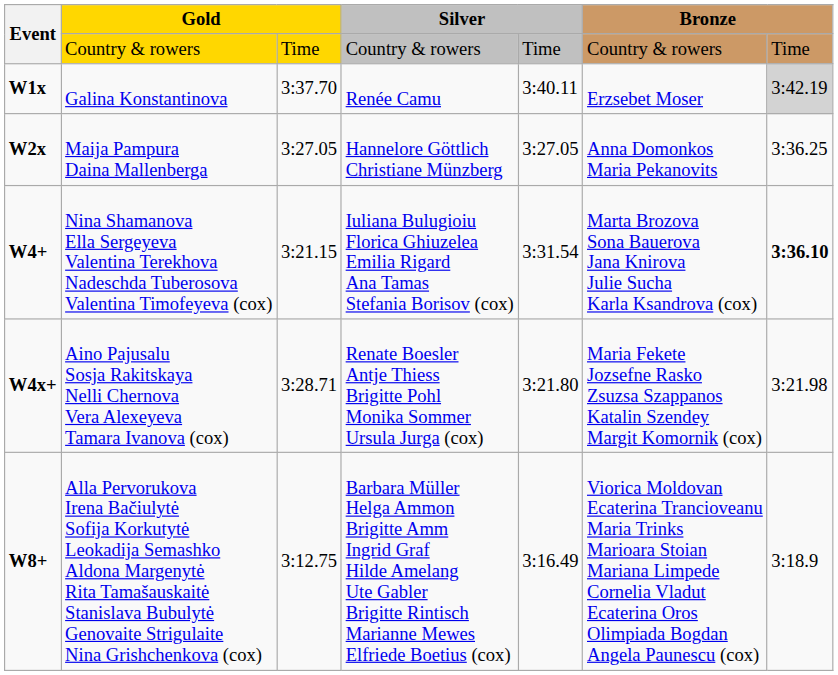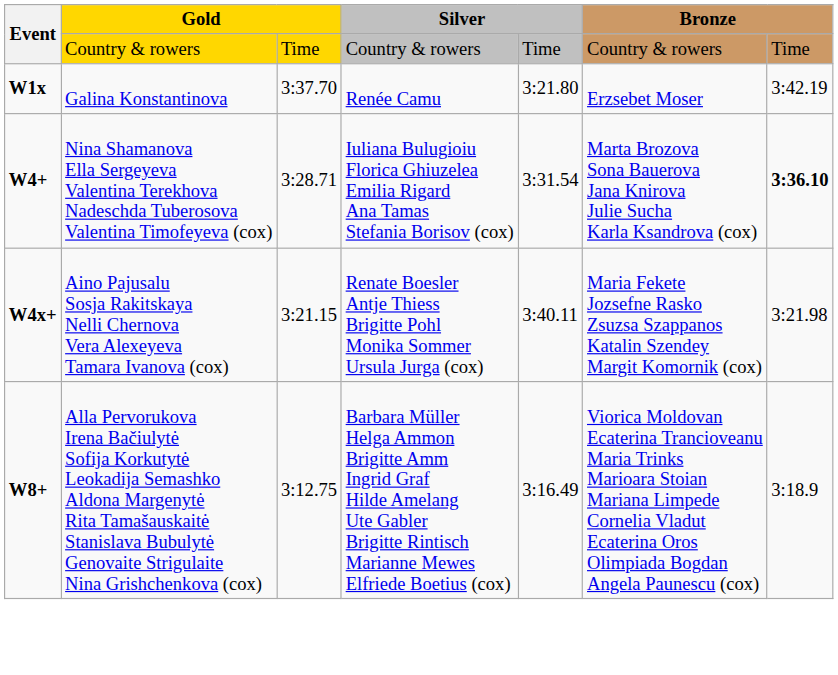(550, 88) 3:40.11 -> (550, 88) 3:21.80
(799, 88) lightgrey background -> (799, 88) no background
- row: (27, 149)
(309, 251) 3:21.15 -> (309, 180) 3:28.71
(309, 385) 3:28.71 -> (309, 314) 3:21.15
(550, 385) 3:21.80 -> (550, 314) 3:40.11
